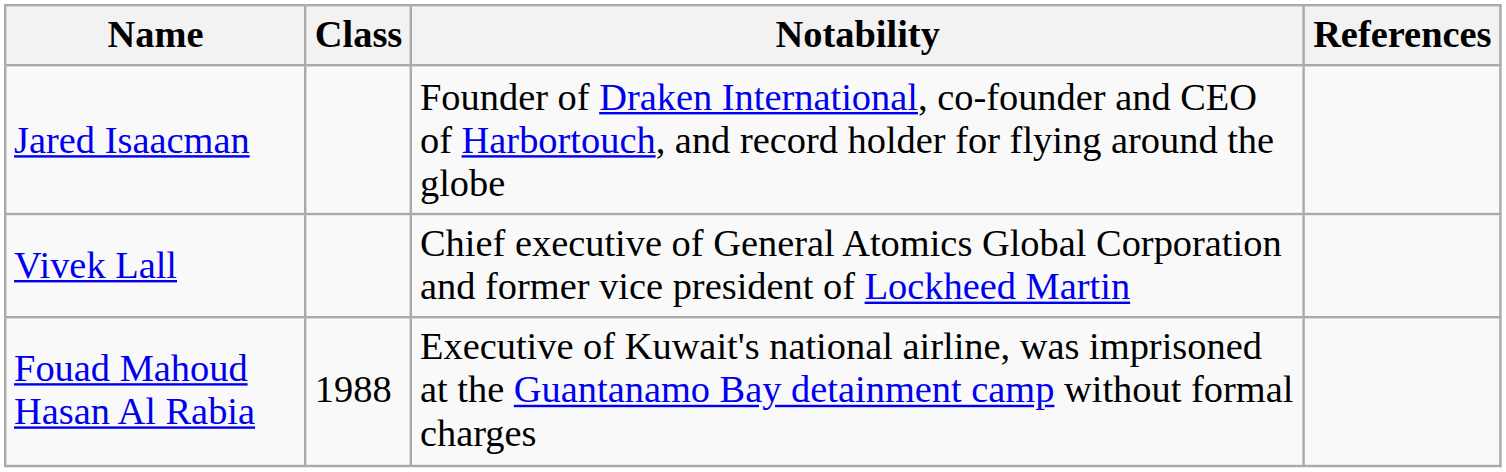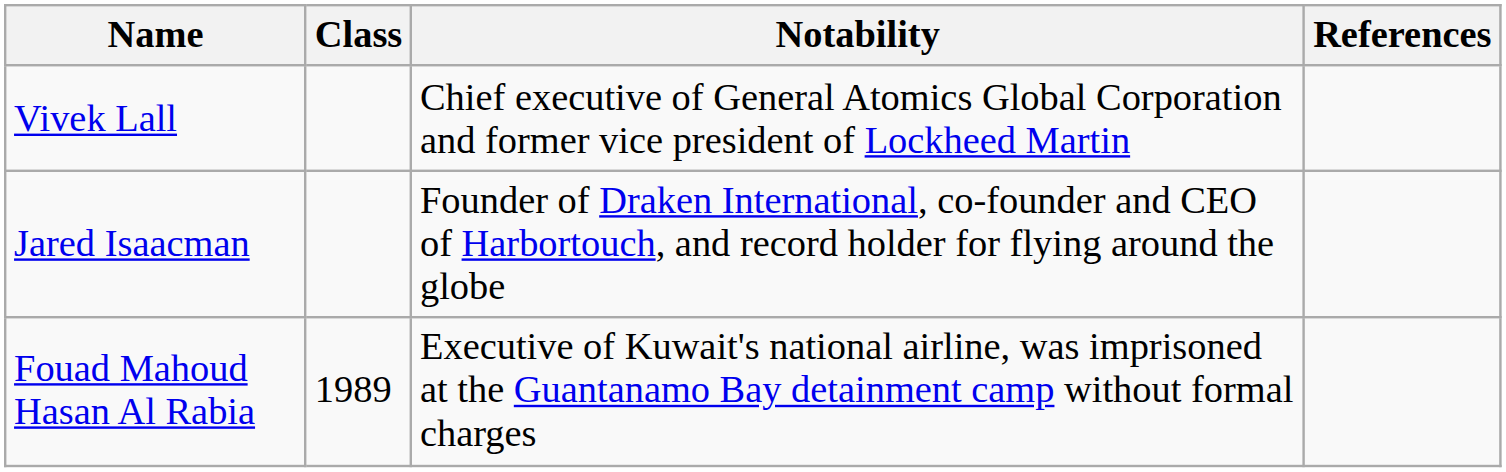rows swapped: (132, 139) <-> (96, 264)
(353, 390) 1988 -> (353, 390) 1989
